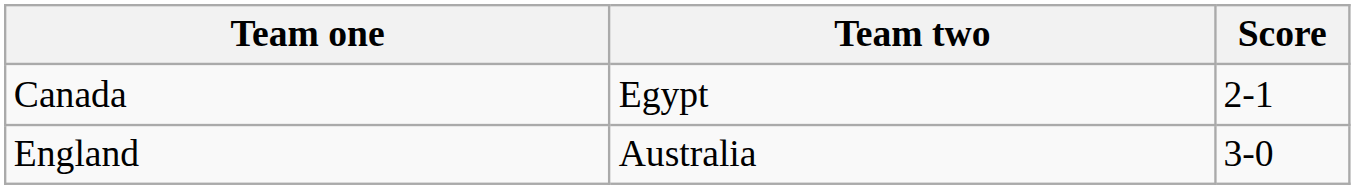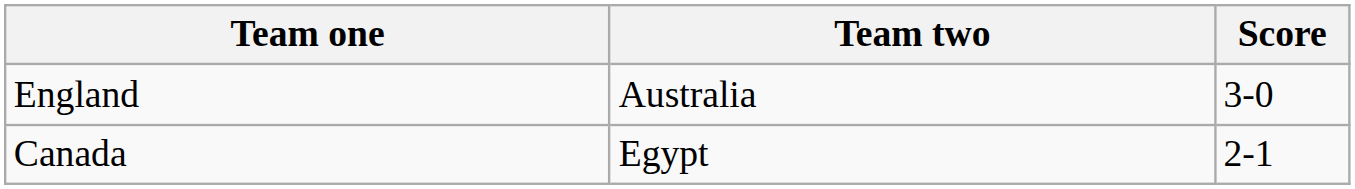rows swapped: (77, 153) <-> (70, 93)
